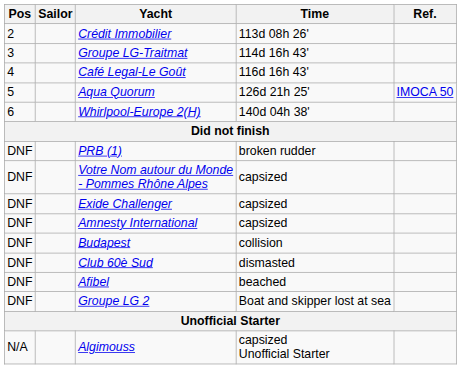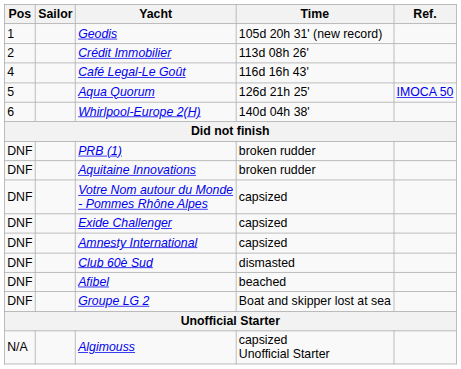+ row: (98, 33)
- row: (133, 53)
+ row: (137, 170)
- row: (104, 243)
